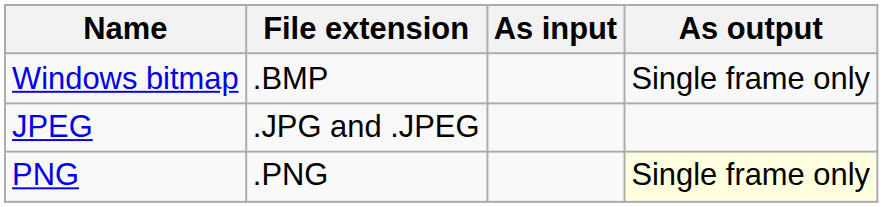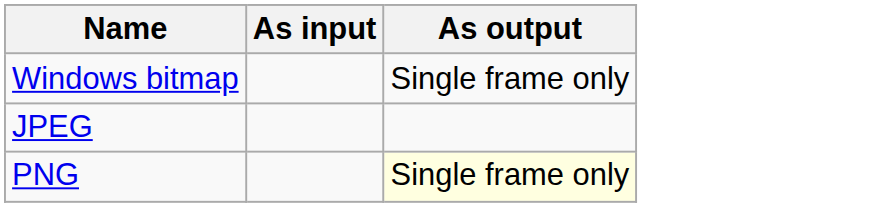- column: (366, 28)
